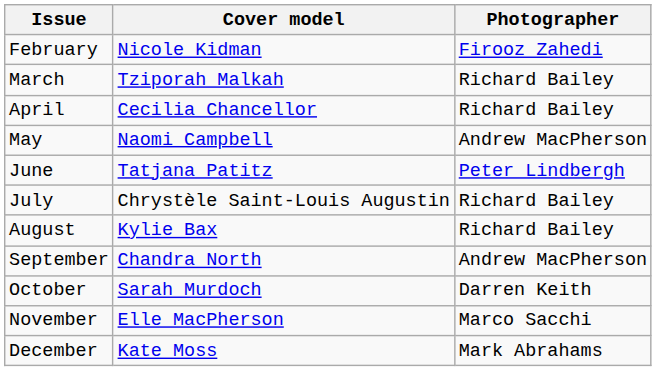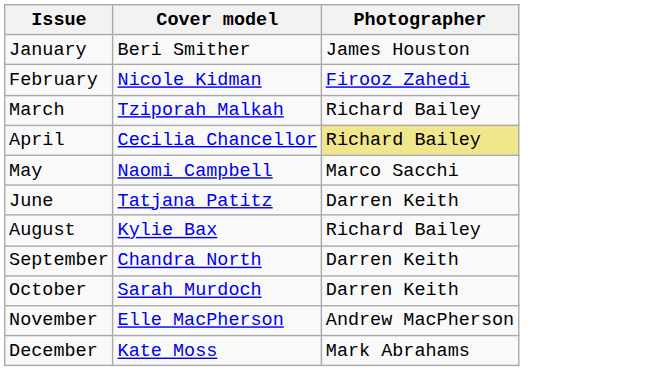+ row: (48, 50)
(536, 110) no background -> (403, 140) khaki background
(553, 140) Andrew MacPherson -> (392, 170) Marco Sacchi
(542, 170) Peter Lindbergh -> (392, 200) Darren Keith
- row: (31, 200)
(553, 260) Andrew MacPherson -> (392, 260) Darren Keith
(525, 321) Marco Sacchi -> (420, 321) Andrew MacPherson
